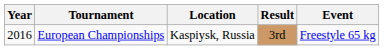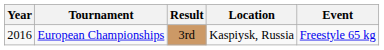columns swapped: (212, 14) <-> (277, 14)
